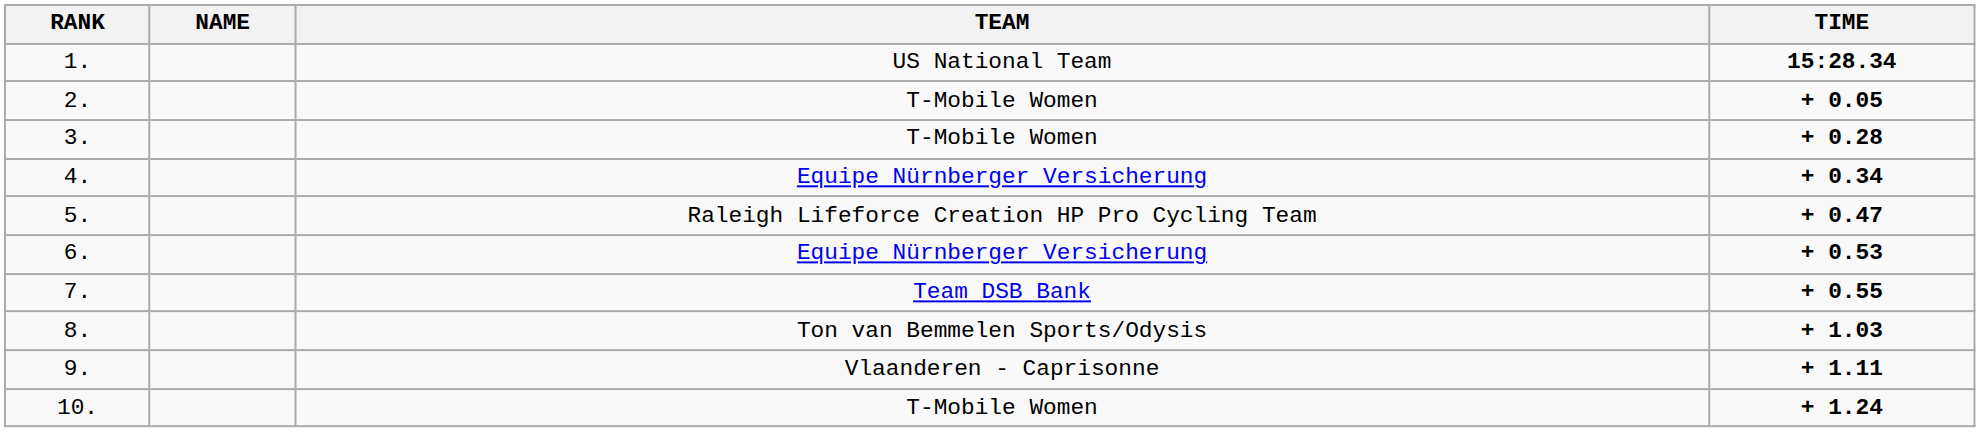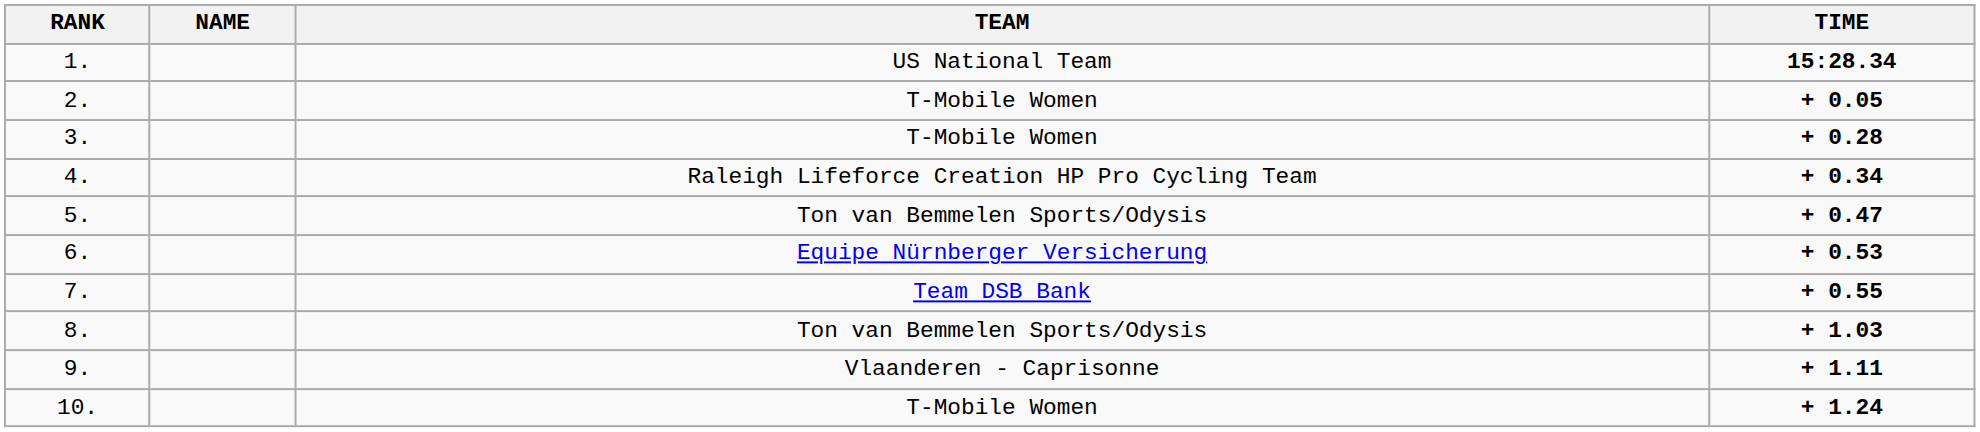(1002, 177) Equipe Nürnberger Versicherung -> (1002, 177) Raleigh Lifeforce Creation HP Pro Cycling Team
(1002, 215) Raleigh Lifeforce Creation HP Pro Cycling Team -> (1002, 215) Ton van Bemmelen Sports/Odysis
